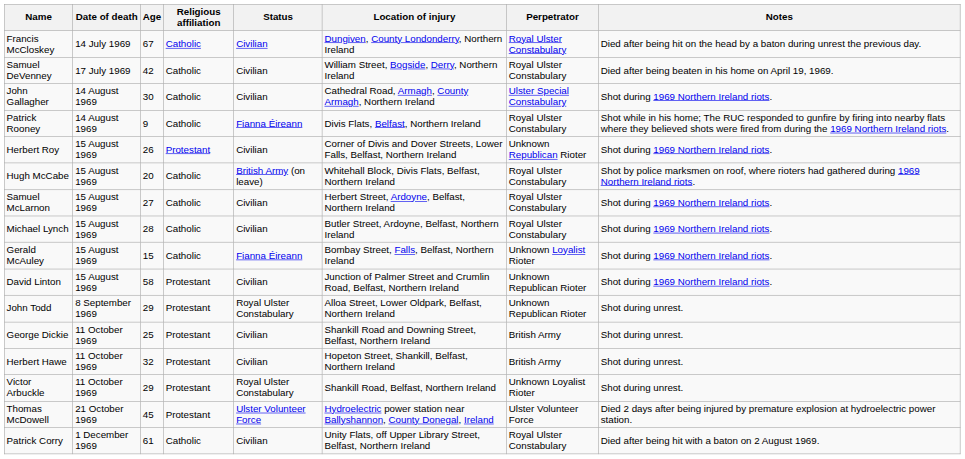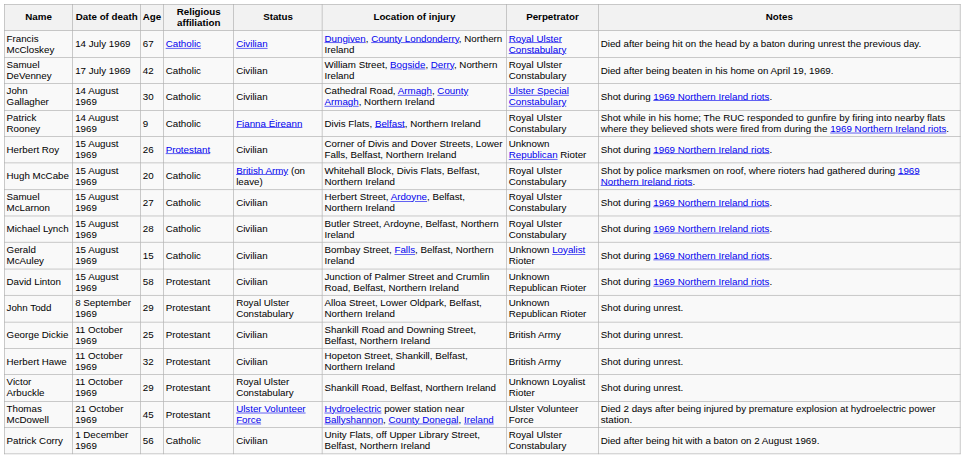(269, 255) Fianna Éireann -> (252, 255) Civilian
(148, 441) 61 -> (148, 441) 56
